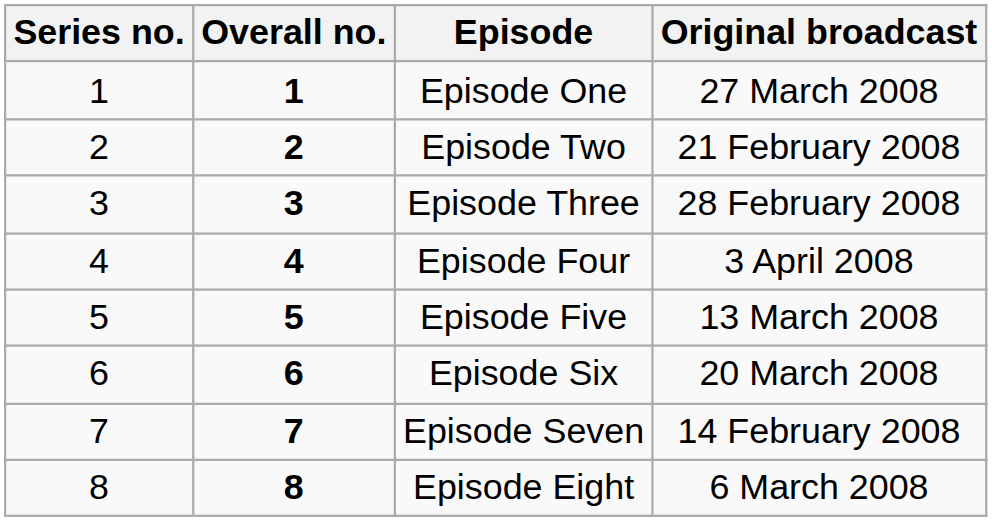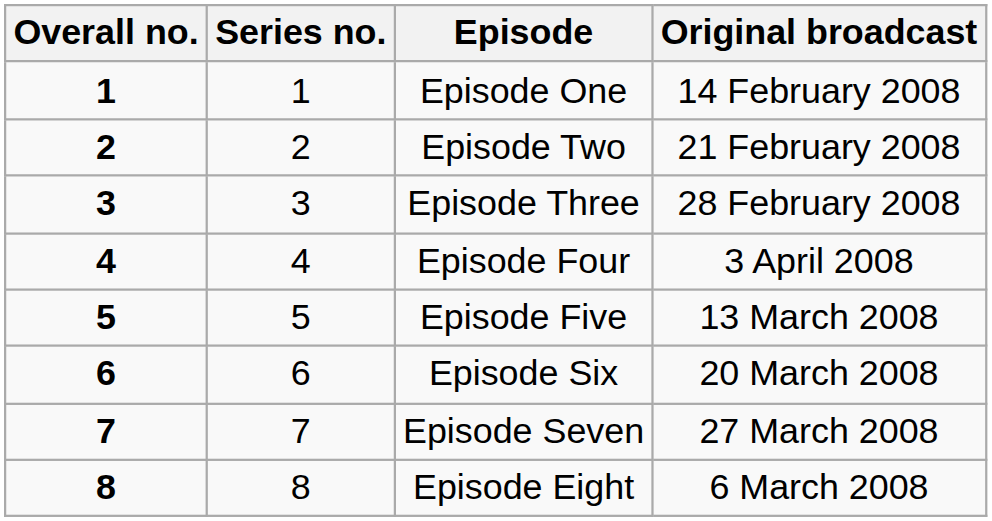columns swapped: (294, 32) <-> (99, 32)
(819, 89) 27 March 2008 -> (819, 89) 14 February 2008
(819, 430) 14 February 2008 -> (819, 430) 27 March 2008
